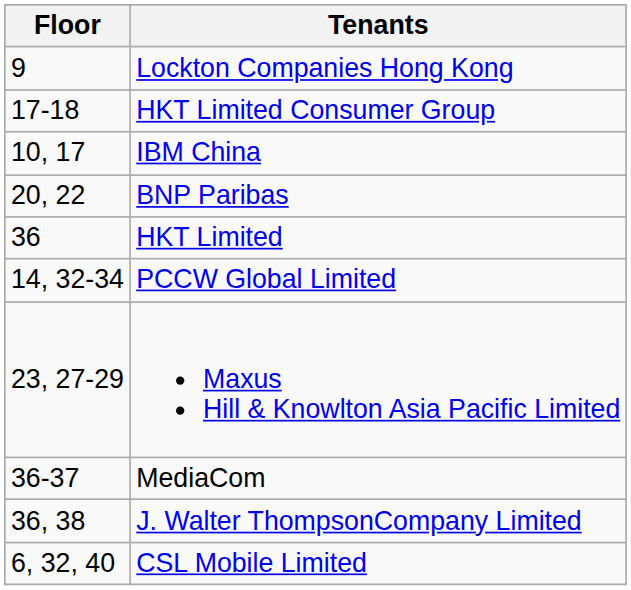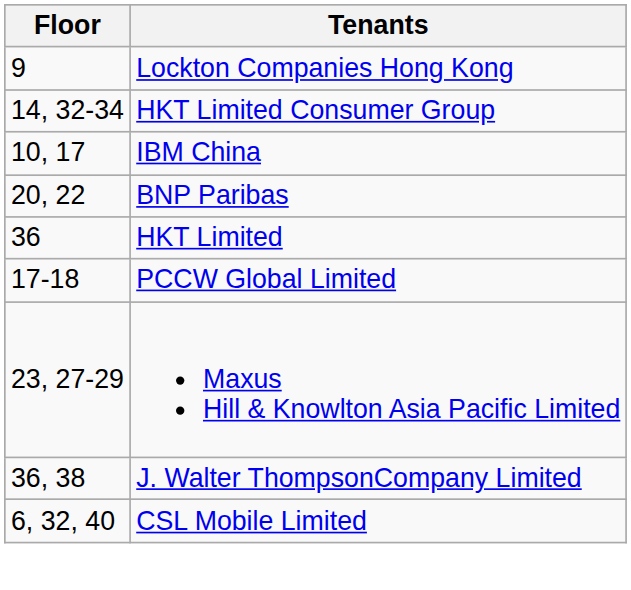(45, 110) 17-18 -> (67, 110) 14, 32-34
(67, 279) 14, 32-34 -> (45, 279) 17-18
- row: (201, 478)
